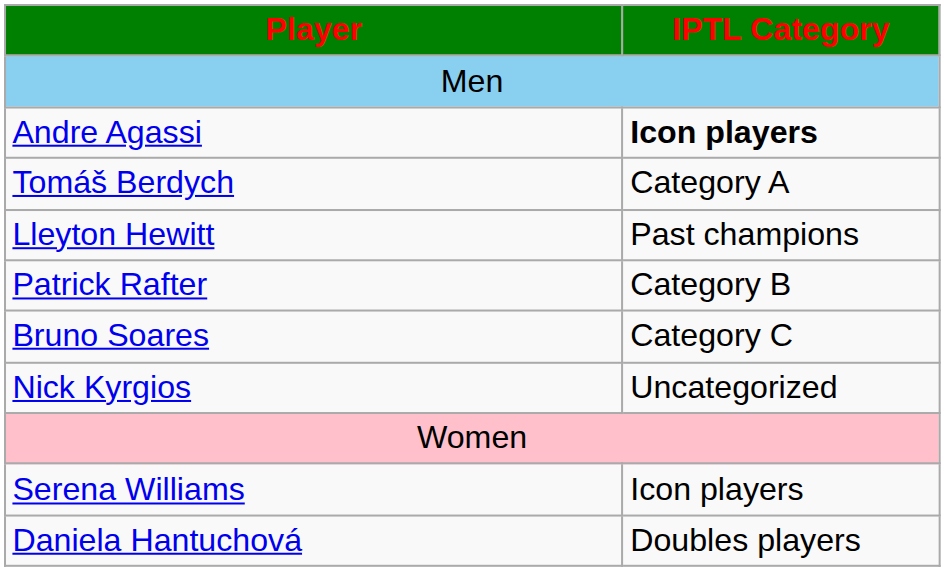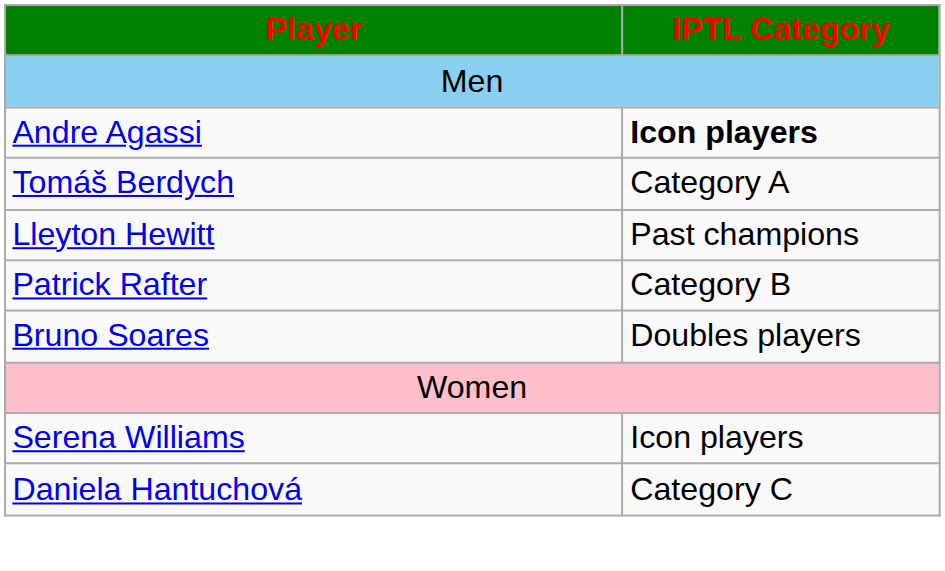(712, 336) Category C -> (746, 336) Doubles players
- row: (102, 387)
(746, 540) Doubles players -> (712, 489) Category C
